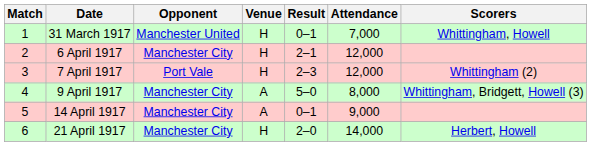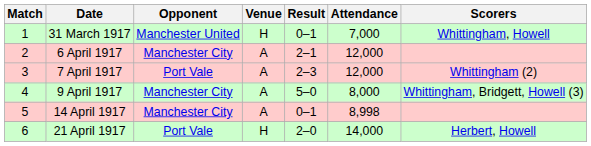(264, 53) H -> (264, 53) A
(264, 72) H -> (264, 72) A
(364, 111) 9,000 -> (364, 111) 8,998
(188, 131) Manchester City -> (188, 131) Port Vale
